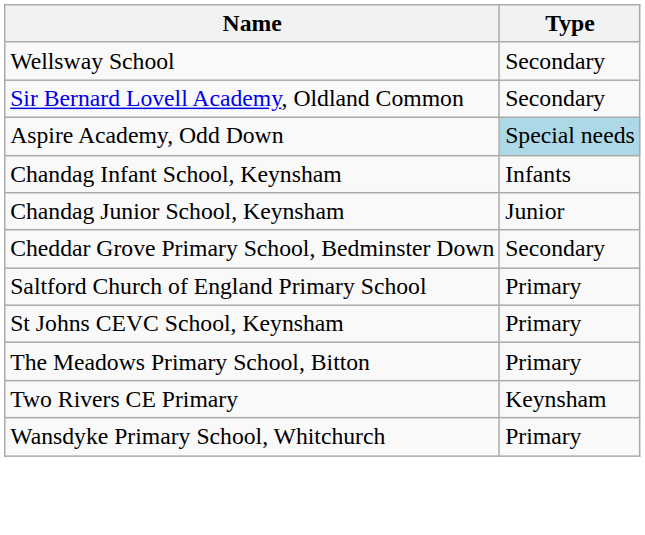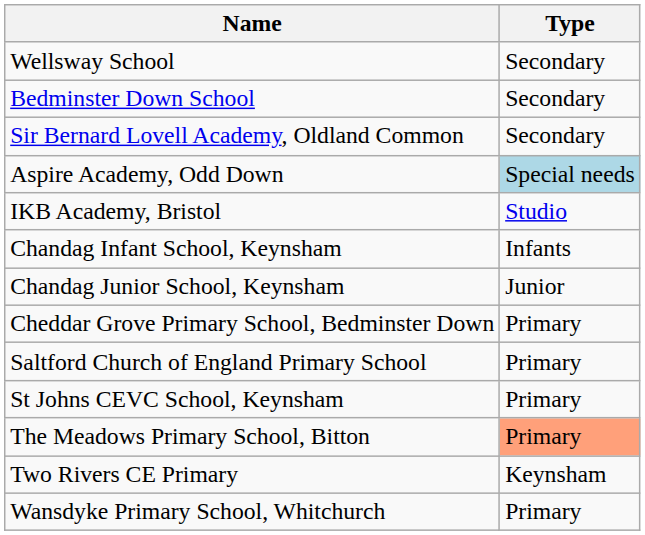+ row: (133, 98)
+ row: (116, 211)
(555, 248) Secondary -> (543, 323) Primary
(543, 361) no background -> (543, 436) lightsalmon background
